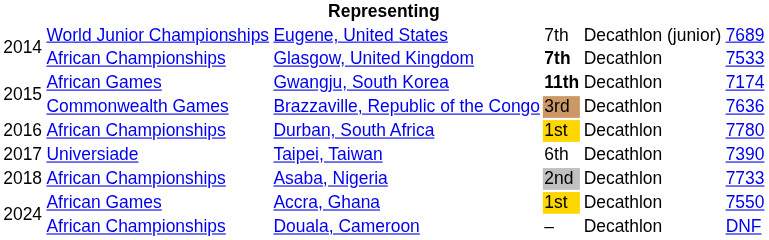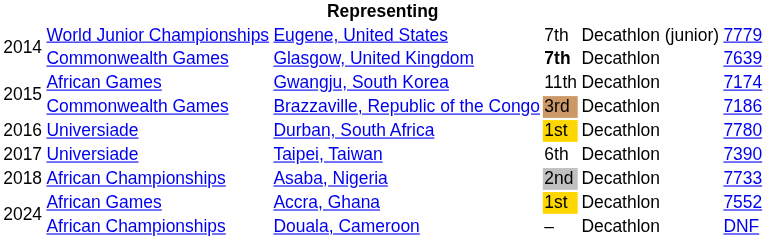(745, 35) 7689 -> (743, 35) 7779
(136, 58) African Championships -> (138, 58) Commonwealth Games
(745, 58) 7533 -> (743, 58) 7639
(562, 82) bold -> (561, 82) normal
(745, 106) 7636 -> (743, 106) 7186
(136, 130) African Championships -> (92, 130) Universiade
(745, 202) 7550 -> (743, 202) 7552
